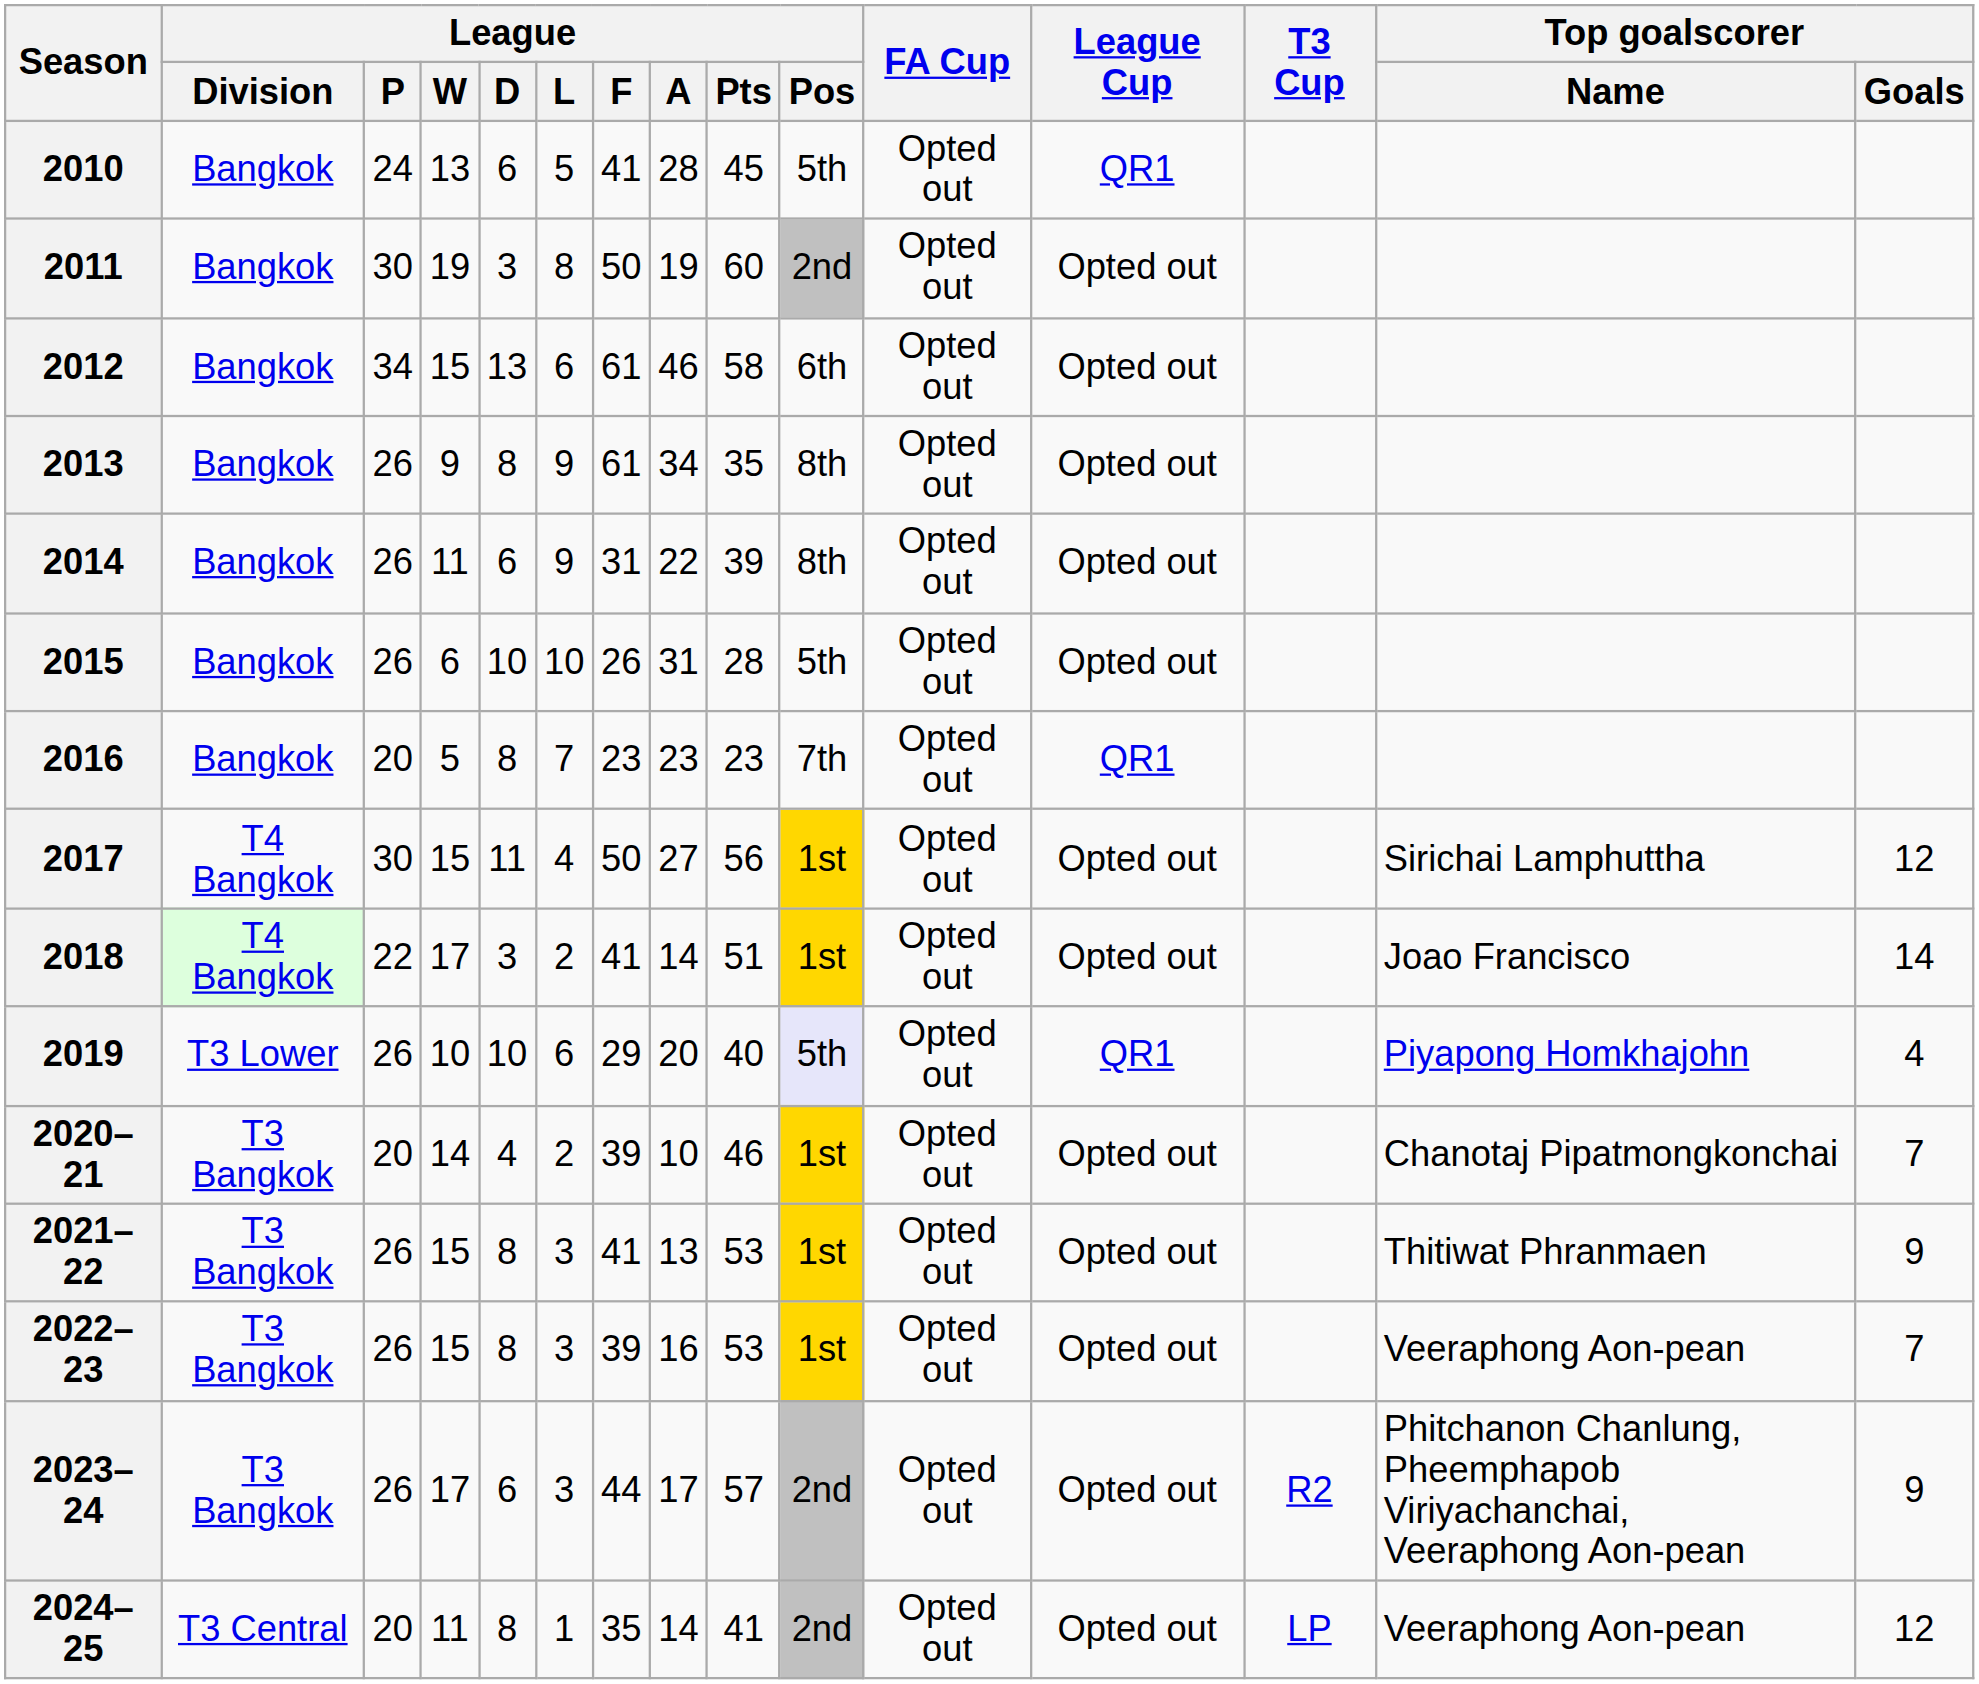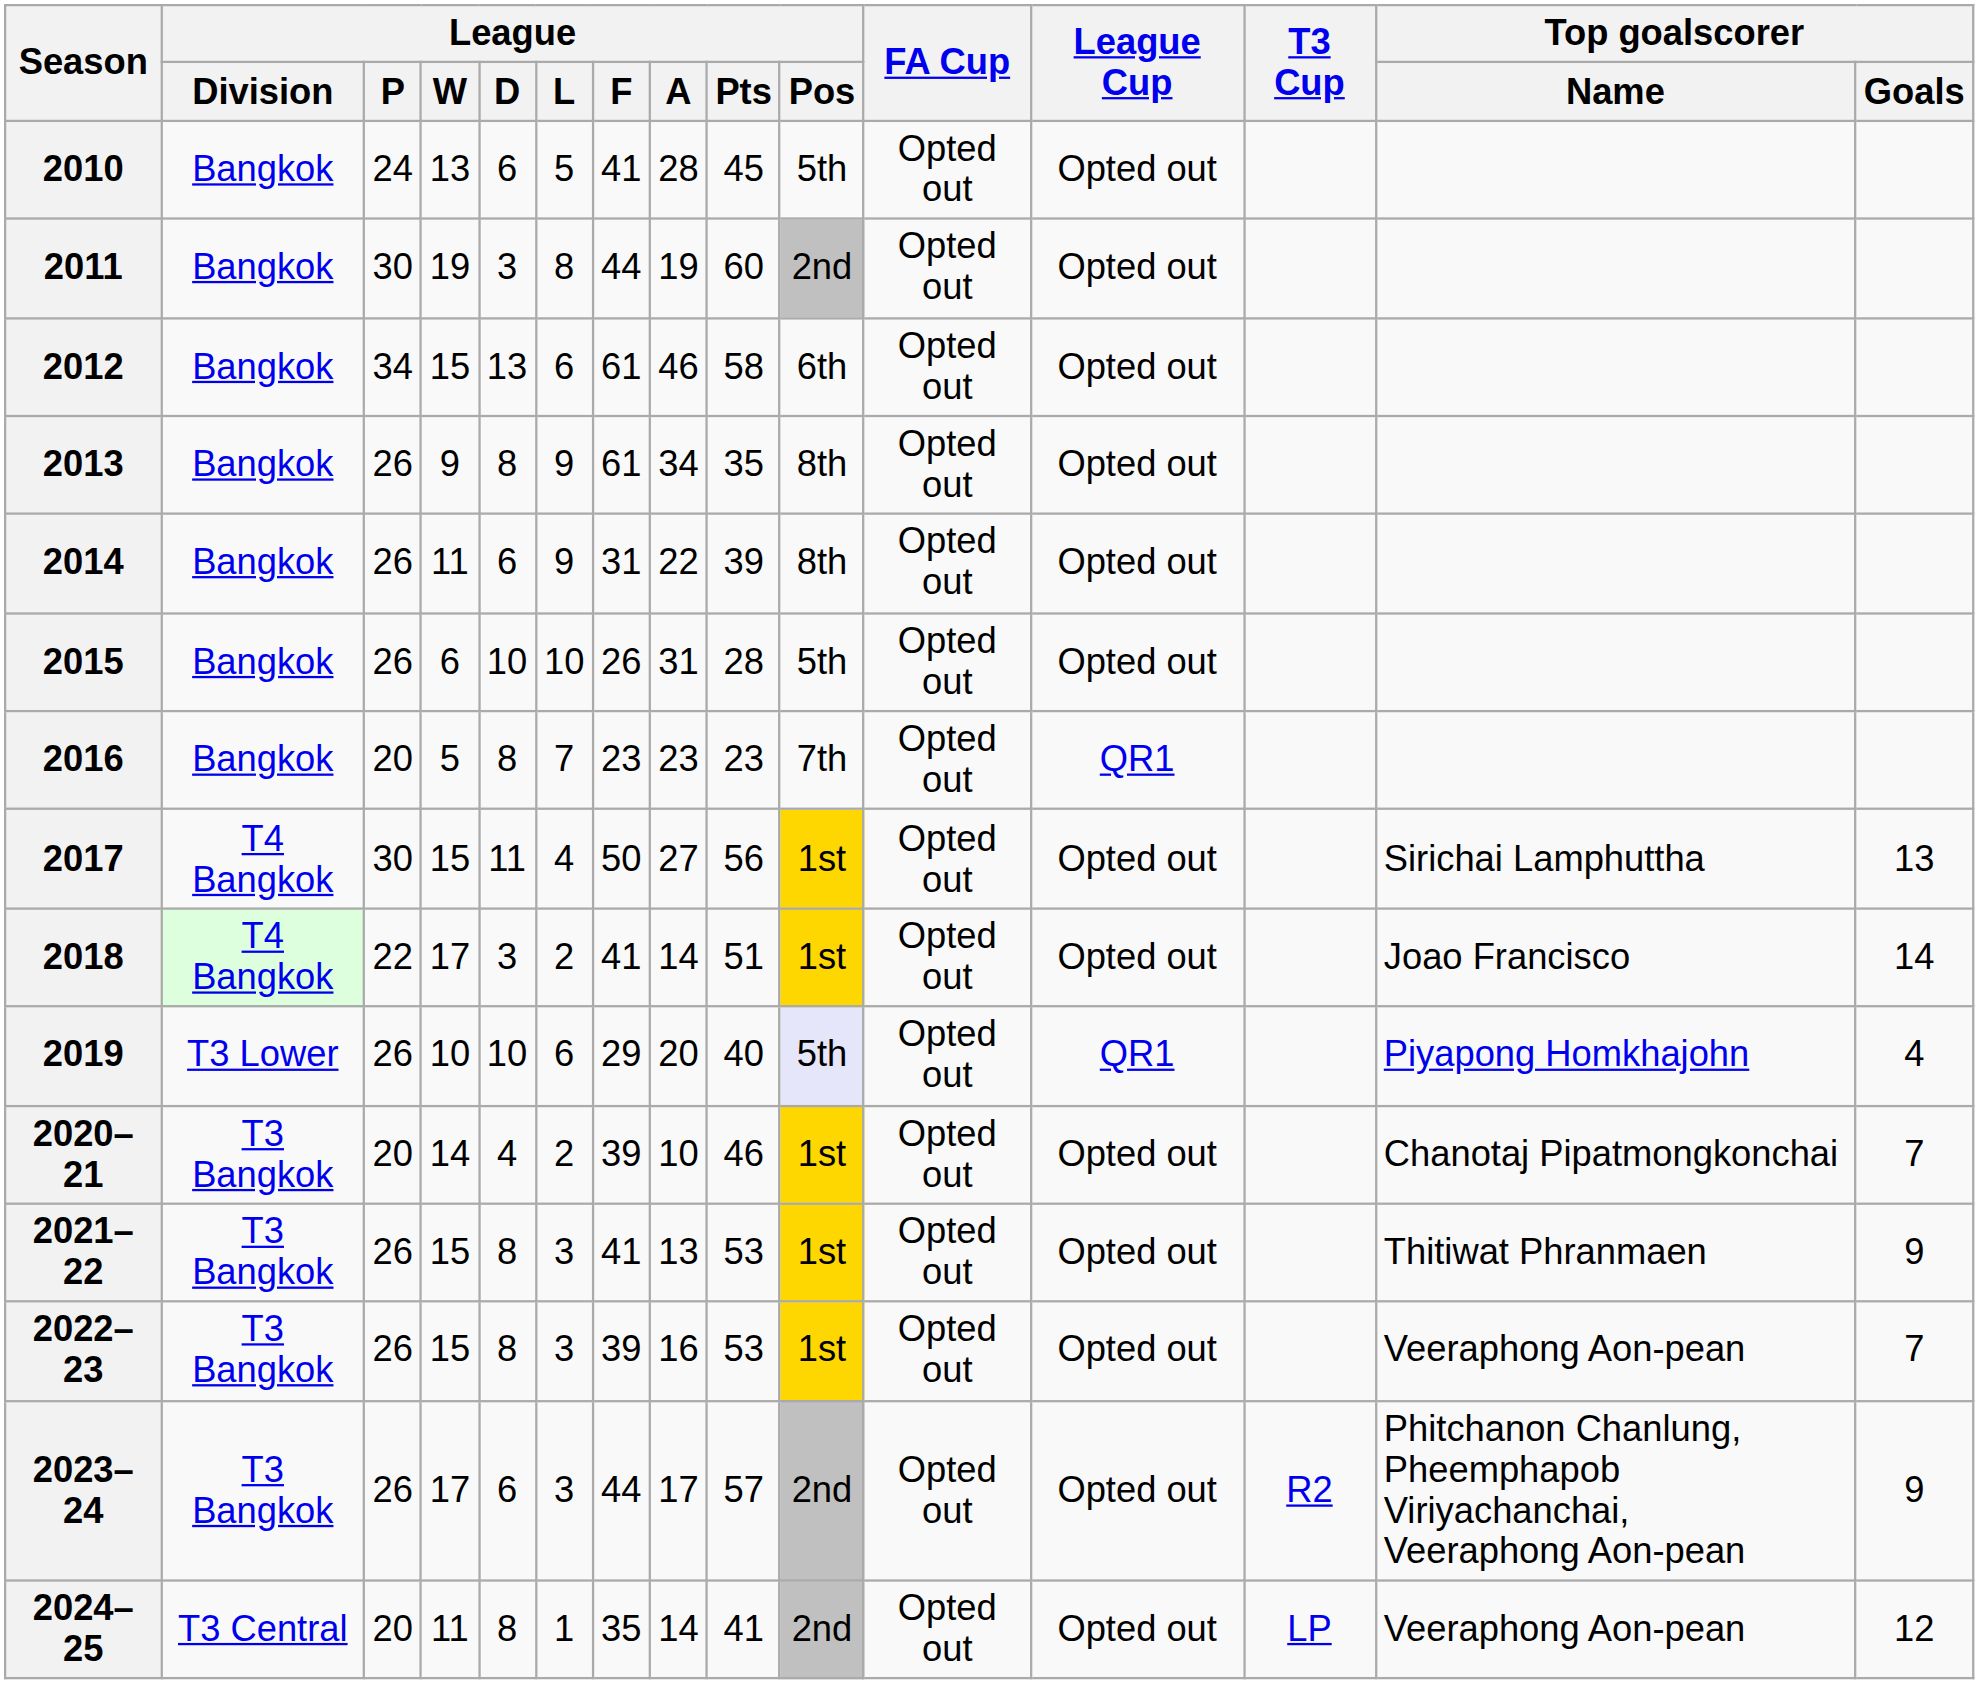(1137, 168) QR1 -> (1137, 168) Opted out
(621, 267) 50 -> (621, 267) 44
(1914, 858) 12 -> (1914, 858) 13
